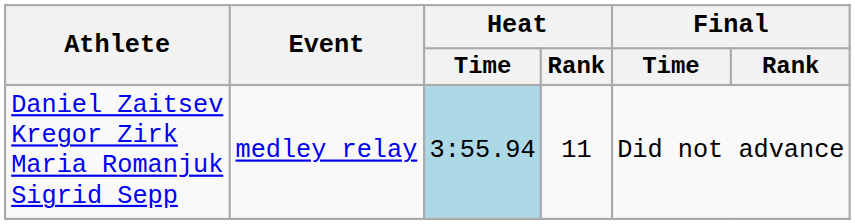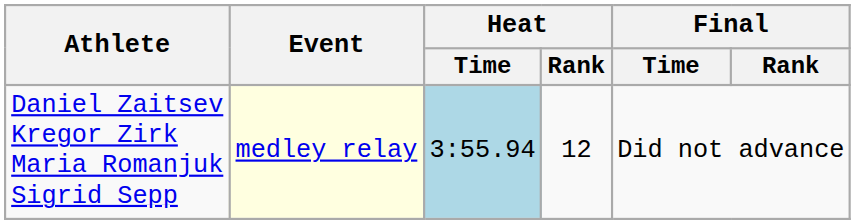(326, 151) no background -> (326, 151) lightyellow background
(576, 151) 11 -> (576, 151) 12
